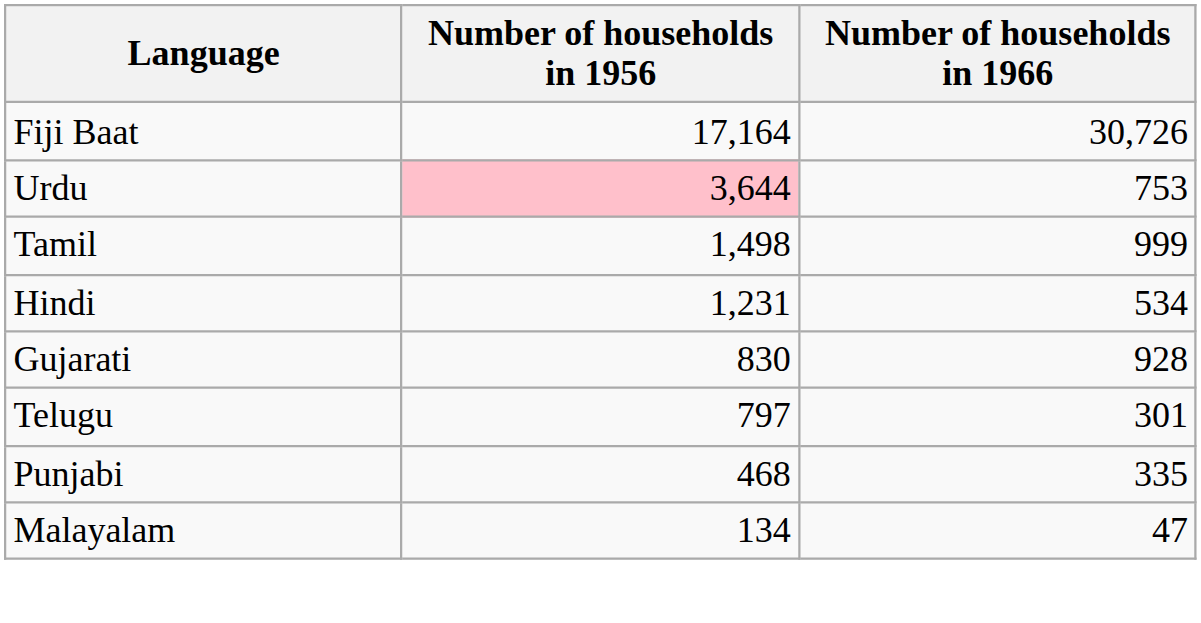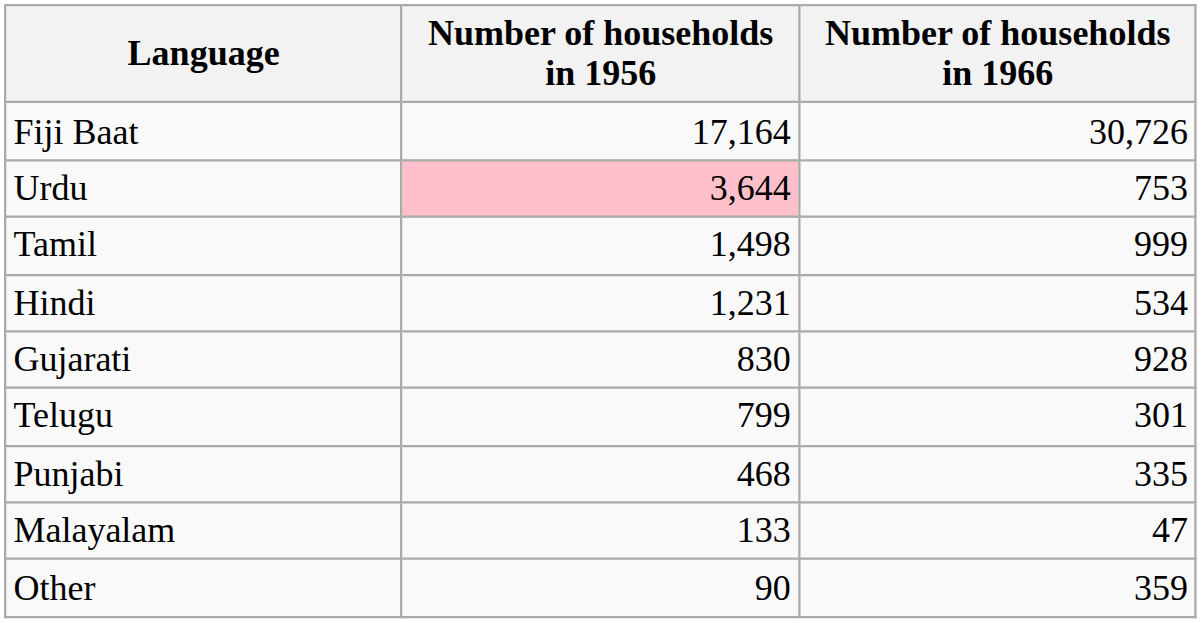(764, 416) 797 -> (764, 416) 799
(764, 530) 134 -> (764, 530) 133
+ row: (54, 587)
